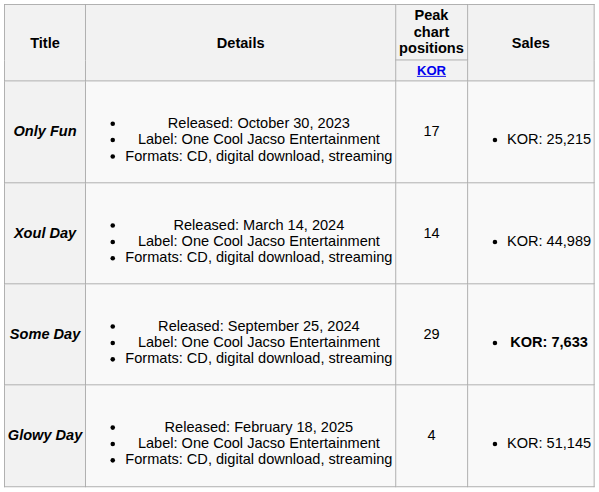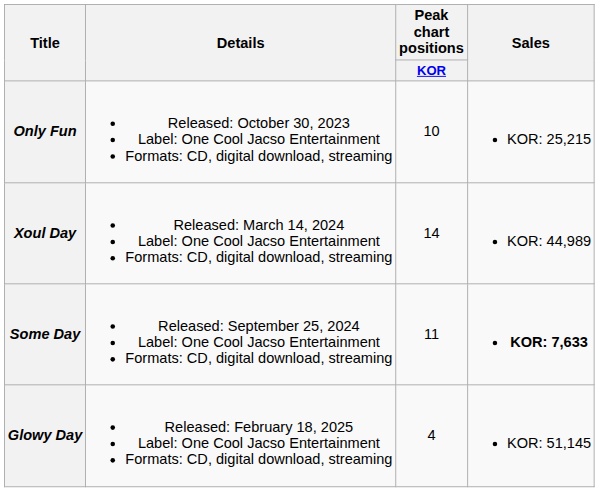(431, 131) 17 -> (431, 131) 10
(431, 334) 29 -> (431, 334) 11
